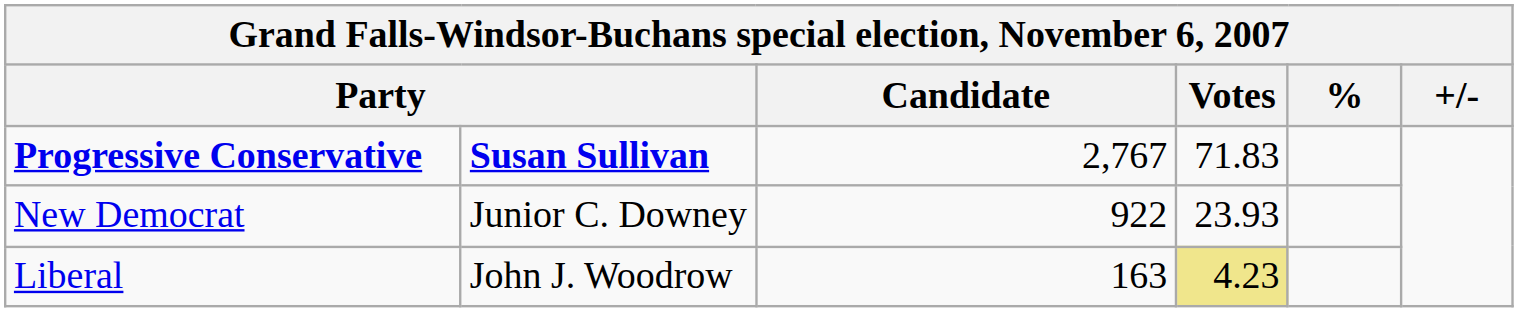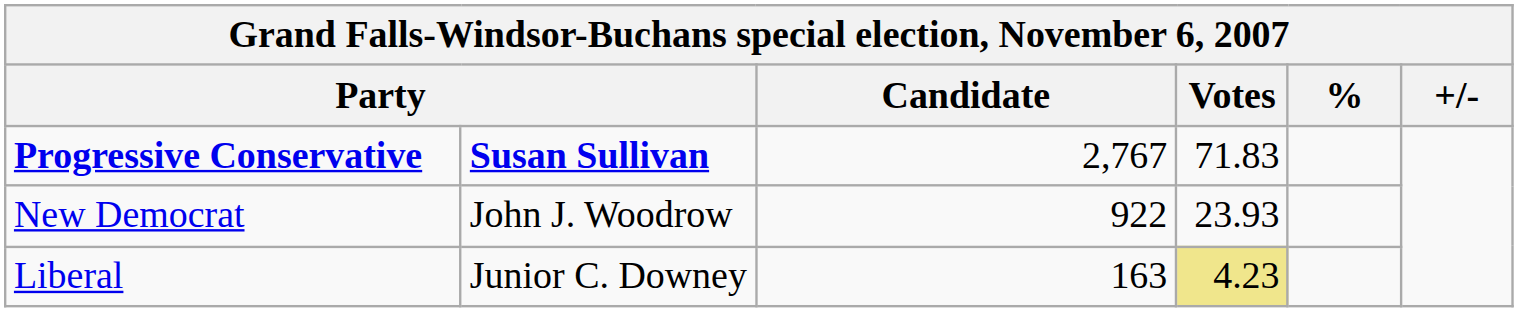(608, 214) Junior C. Downey -> (601, 214) John J. Woodrow
(601, 275) John J. Woodrow -> (608, 275) Junior C. Downey
